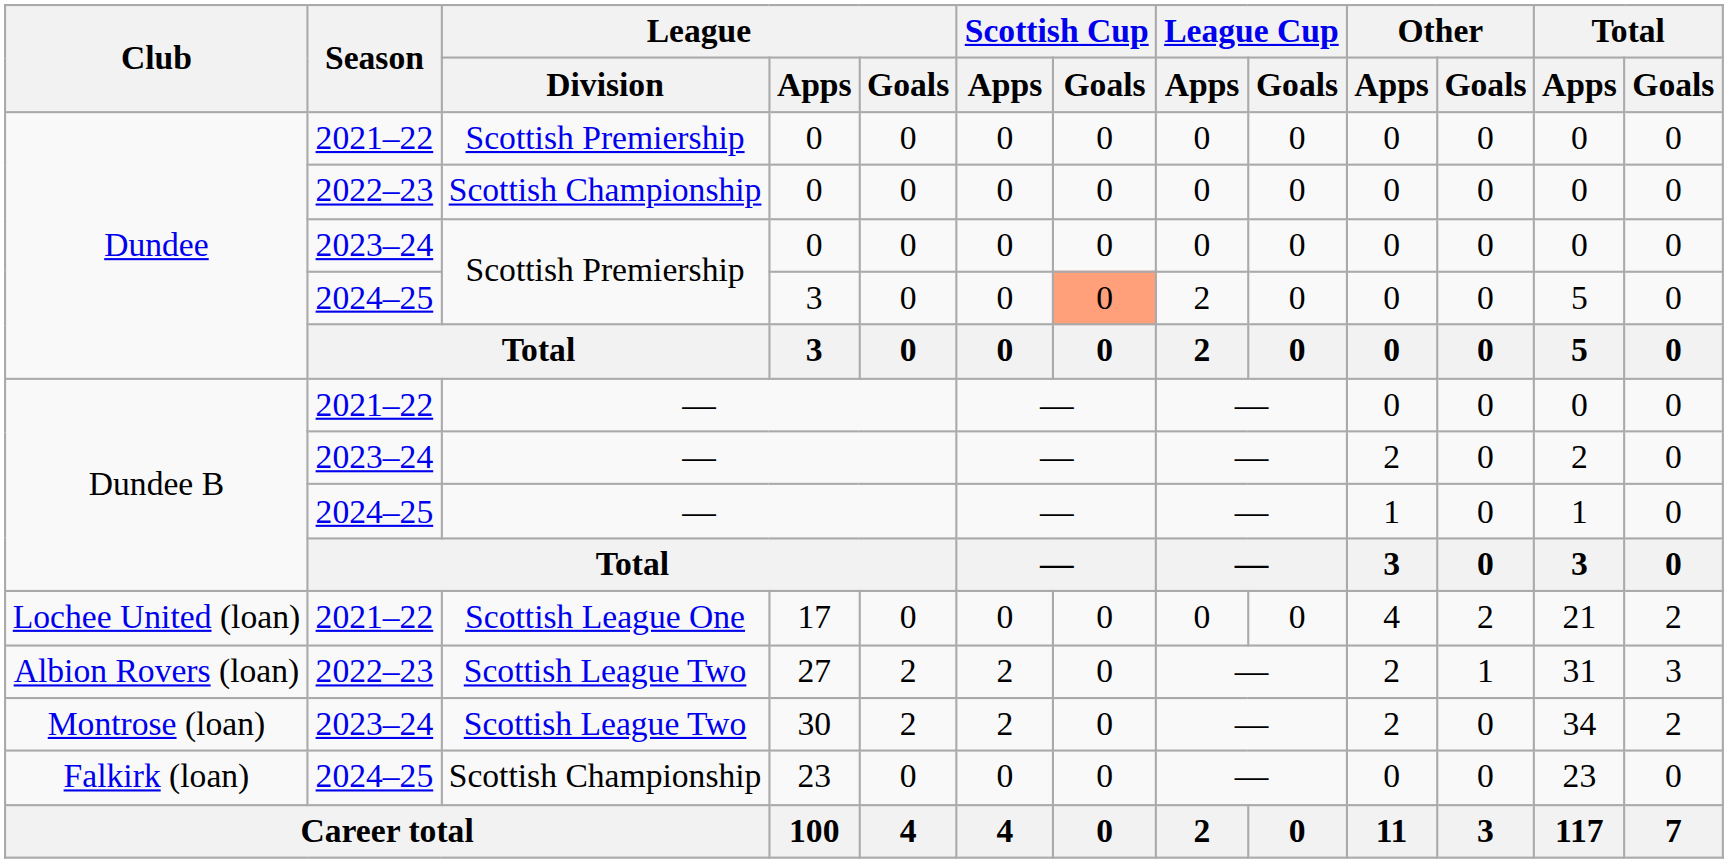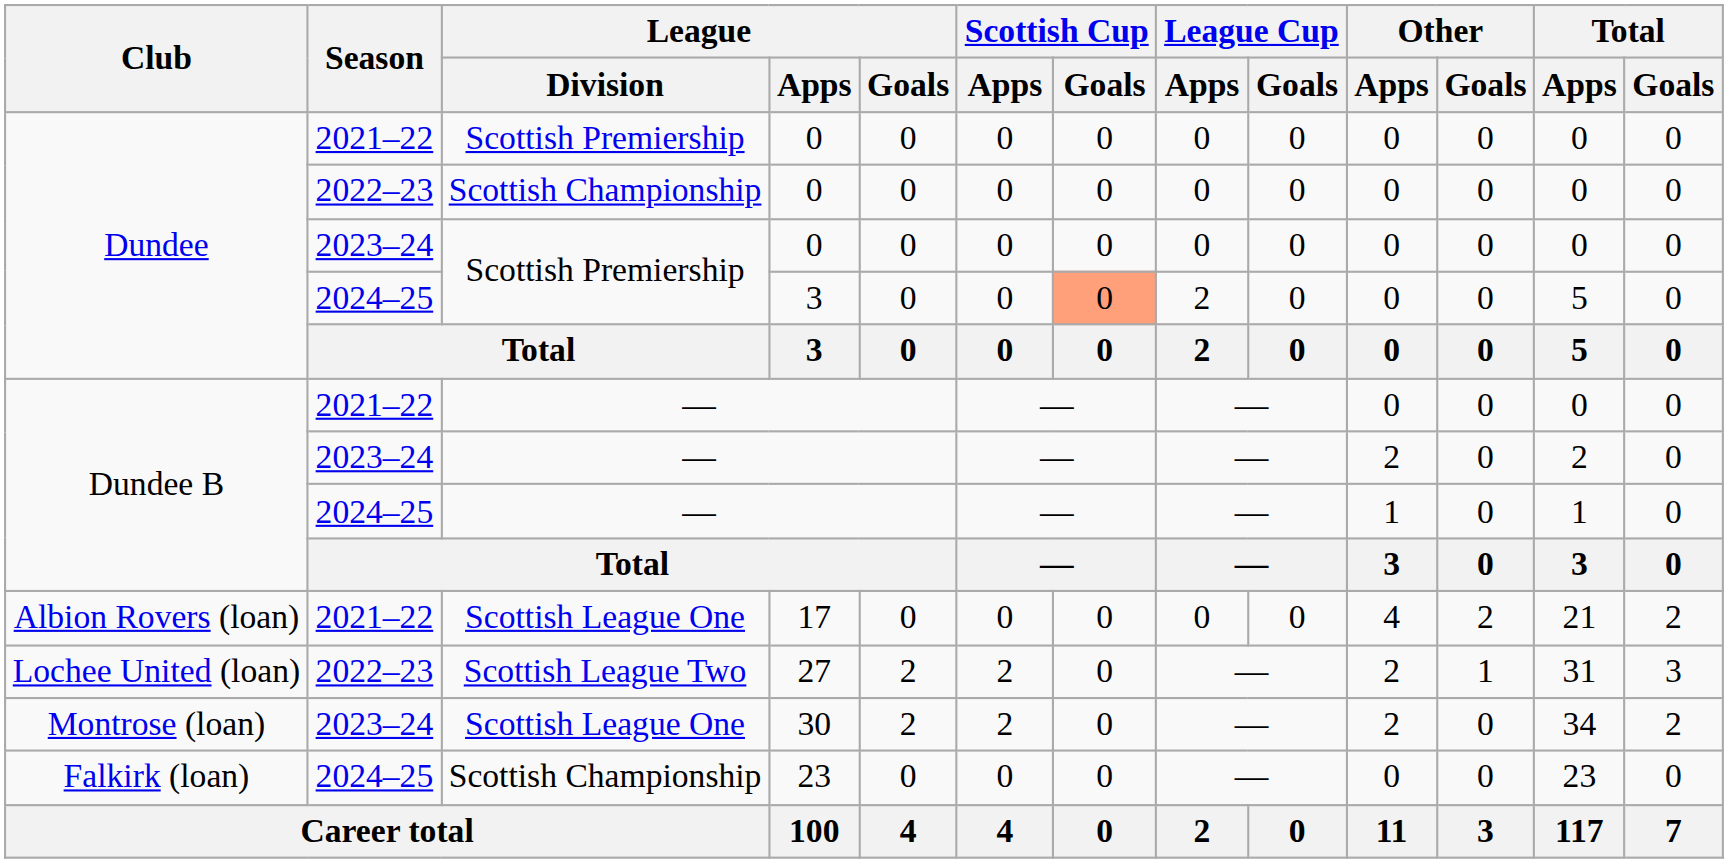(156, 617) Lochee United (loan) -> (156, 617) Albion Rovers (loan)
(156, 670) Albion Rovers (loan) -> (156, 670) Lochee United (loan)
(605, 723) Scottish League Two -> (605, 723) Scottish League One
